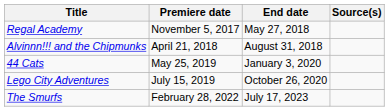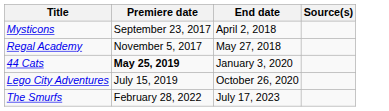+ row: (31, 30)
- row: (77, 47)
(184, 64) normal -> (147, 64) bold
